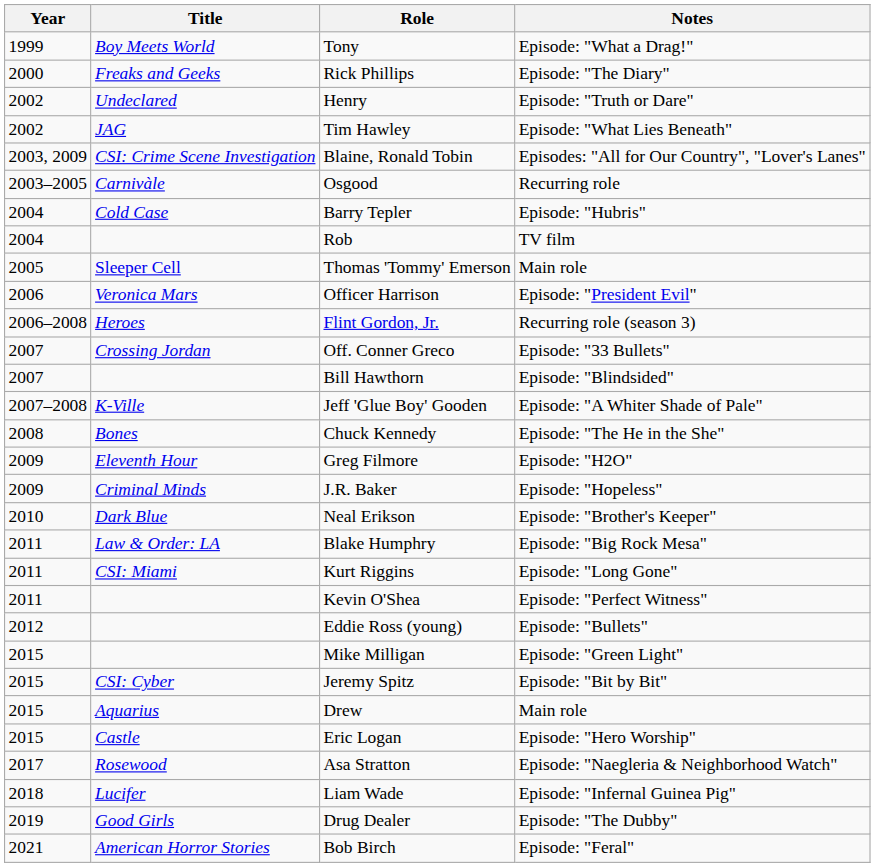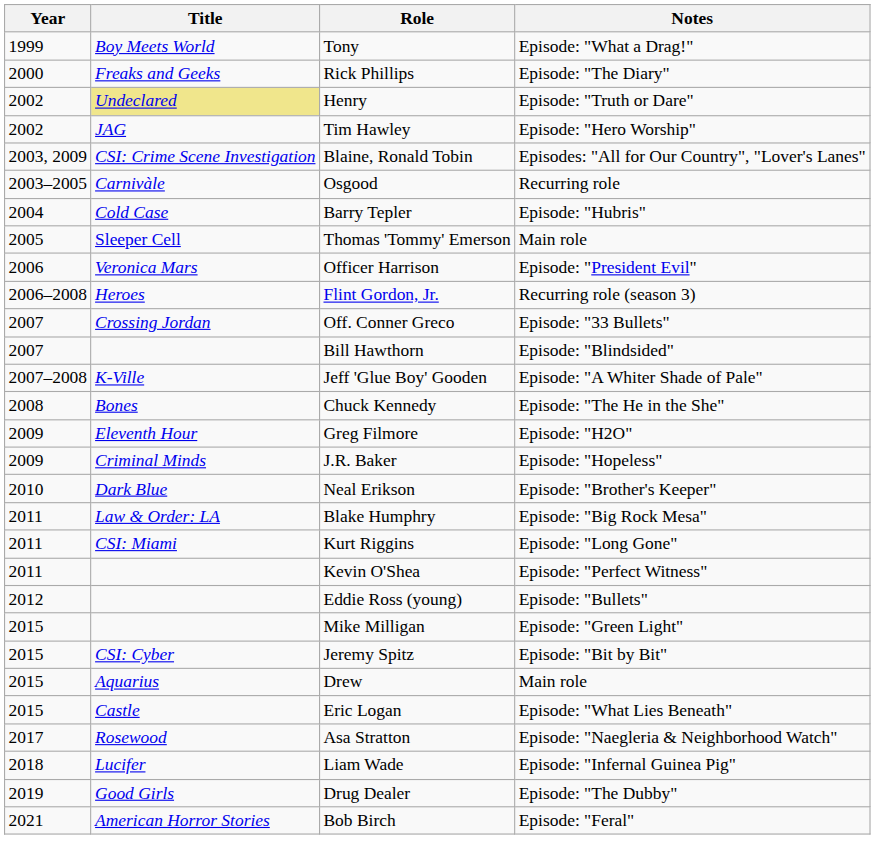(136, 101) no background -> (136, 101) khaki background
(625, 128) Episode: "What Lies Beneath" -> (607, 128) Episode: "Hero Worship"
- row: (338, 239)
(607, 737) Episode: "Hero Worship" -> (625, 709) Episode: "What Lies Beneath"
